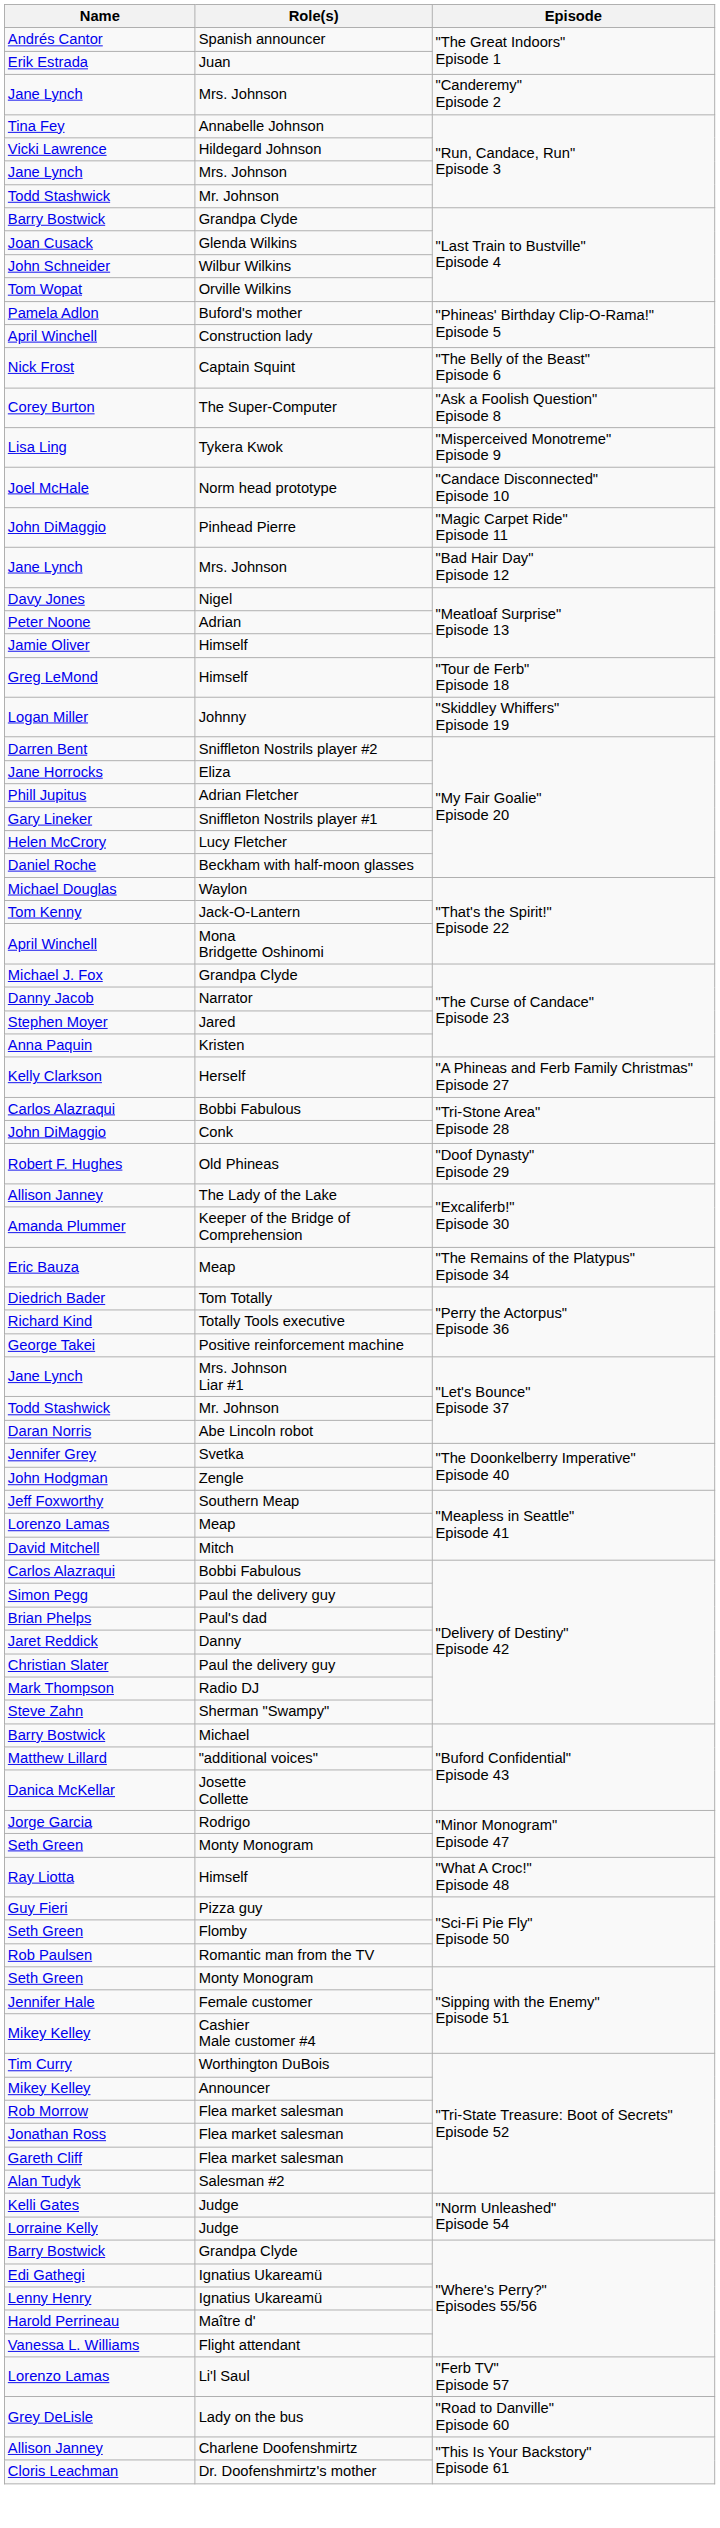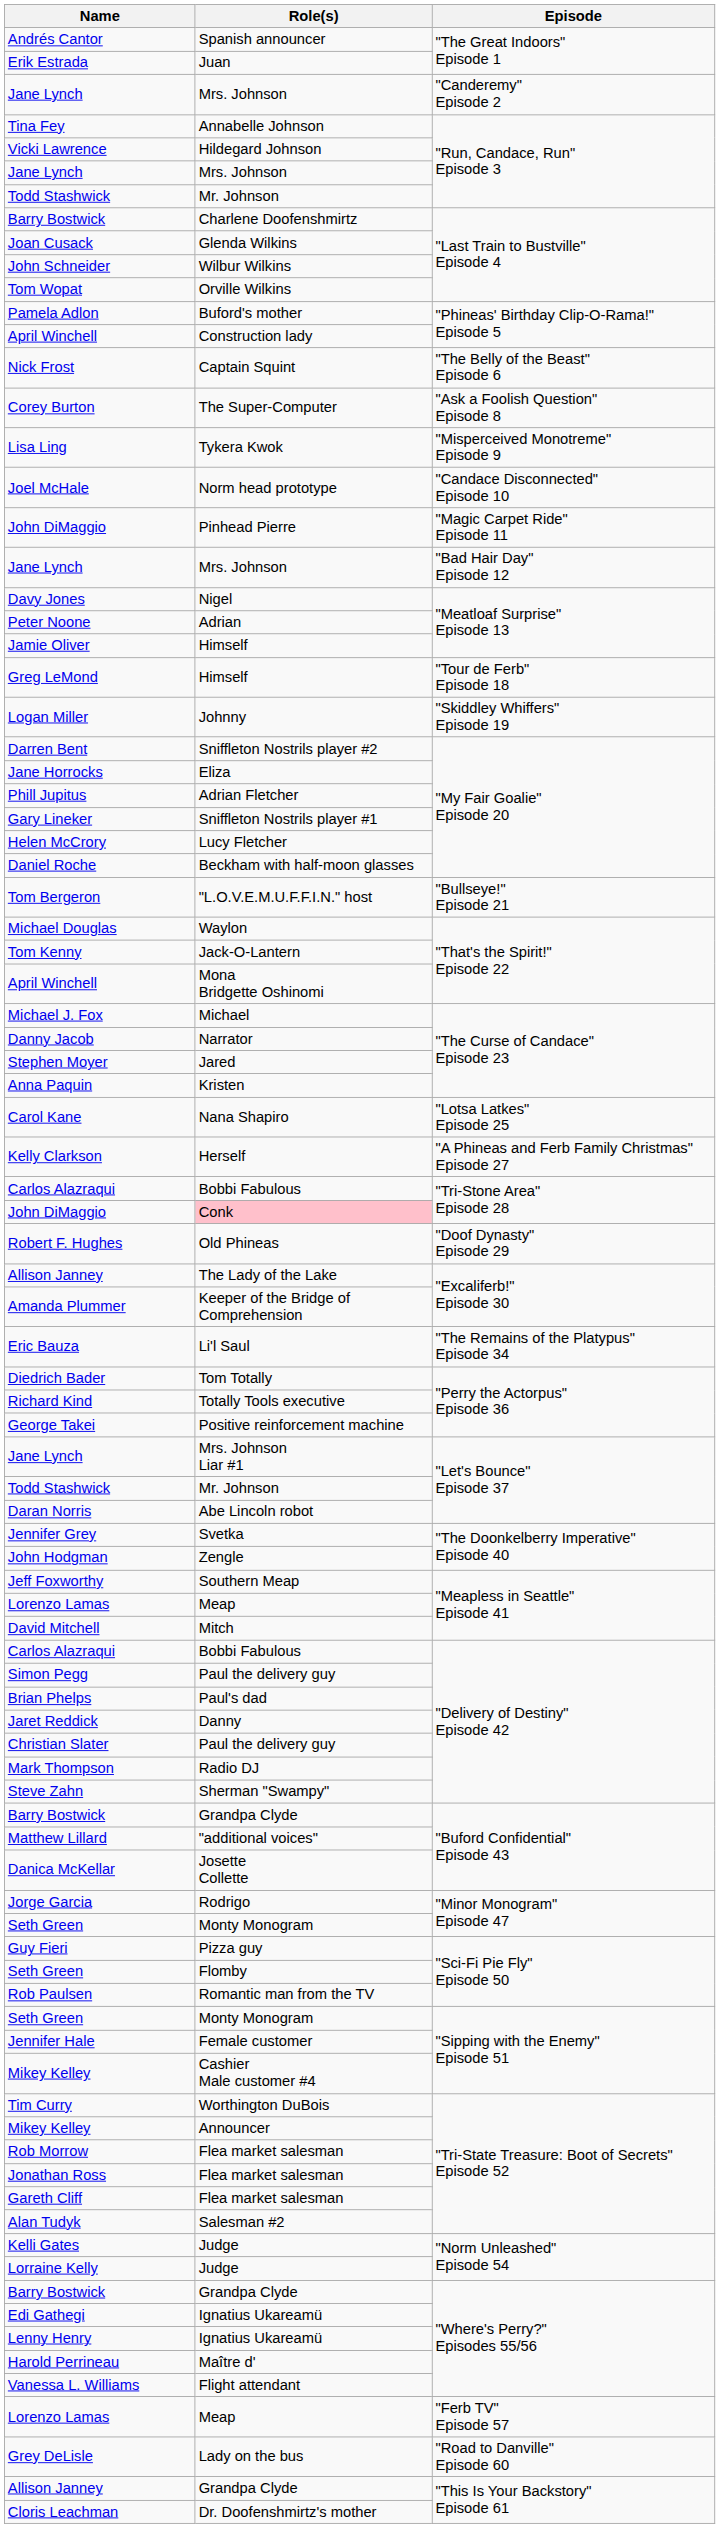(248, 219) Grandpa Clyde -> (278, 219) Charlene Doofenshmirtz
+ row: (54, 897)
(248, 975) Grandpa Clyde -> (224, 1015) Michael
+ row: (45, 1117)
(216, 1132) no background -> (216, 1211) pink background
(217, 1266) Meap -> (224, 1346) Li'l Saul
(224, 1735) Michael -> (248, 1815) Grandpa Clyde
- row: (41, 1876)
(224, 2376) Li'l Saul -> (217, 2416) Meap
(278, 2448) Charlene Doofenshmirtz -> (248, 2488) Grandpa Clyde
